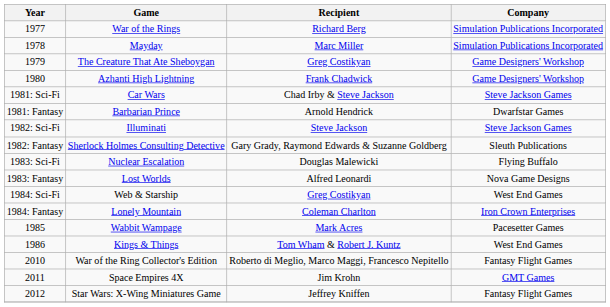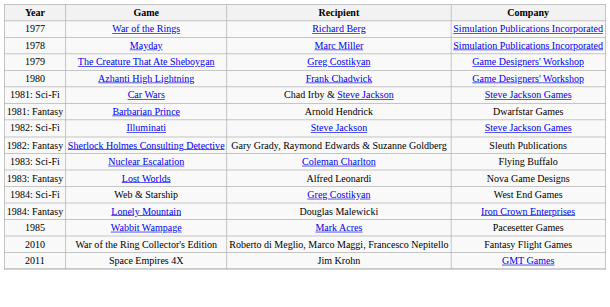(339, 161) Douglas Malewicki -> (339, 161) Coleman Charlton
(339, 211) Coleman Charlton -> (339, 211) Douglas Malewicki
- row: (146, 244)
- row: (146, 294)
